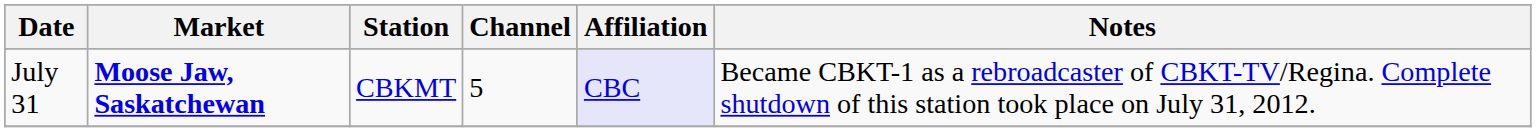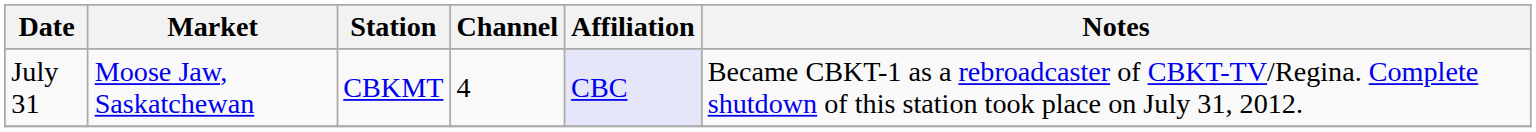(180, 87) bold -> (174, 87) normal
(476, 87) 5 -> (463, 87) 4
